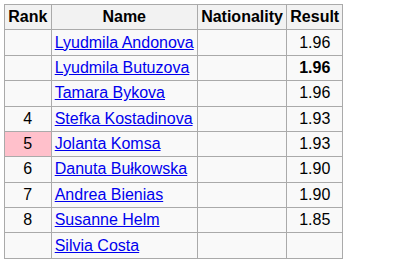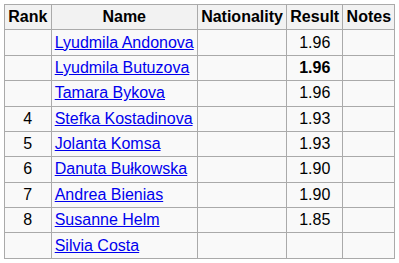+ column: (369, 17)
(28, 144) pink background -> (28, 144) no background
